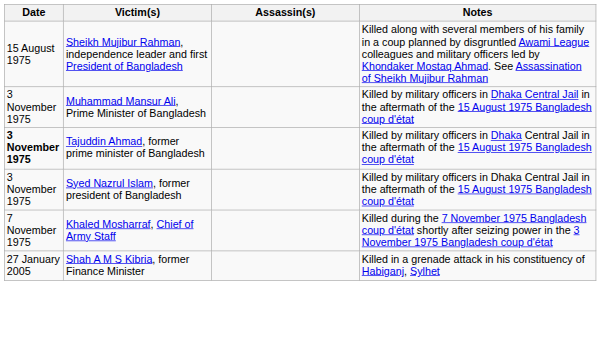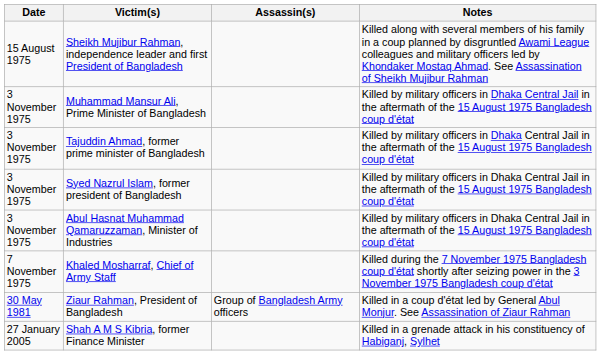(33, 148) bold -> (32, 148) normal
+ row: (132, 230)
+ row: (132, 306)
